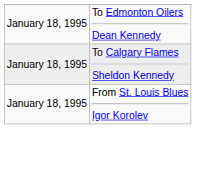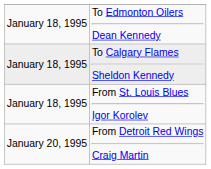+ row: (148, 144)
